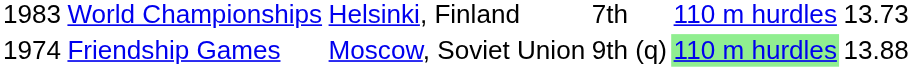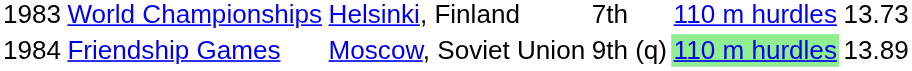(32, 50) 1974 -> (32, 50) 1984
(876, 50) 13.88 -> (876, 50) 13.89
